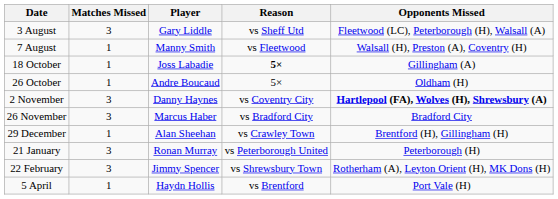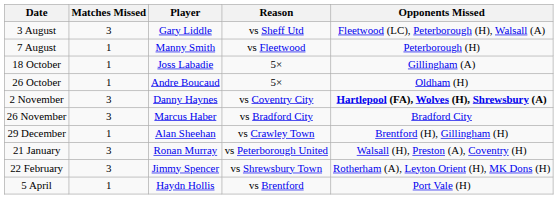(442, 47) Walsall (H), Preston (A), Coventry (H) -> (442, 47) Peterborough (H)
(276, 64) bold -> (276, 64) normal
(442, 151) Peterborough (H) -> (442, 151) Walsall (H), Preston (A), Coventry (H)
